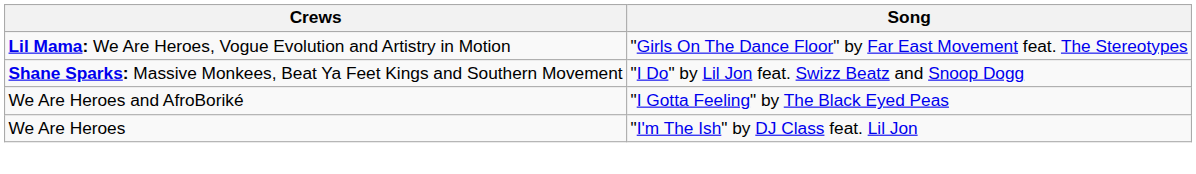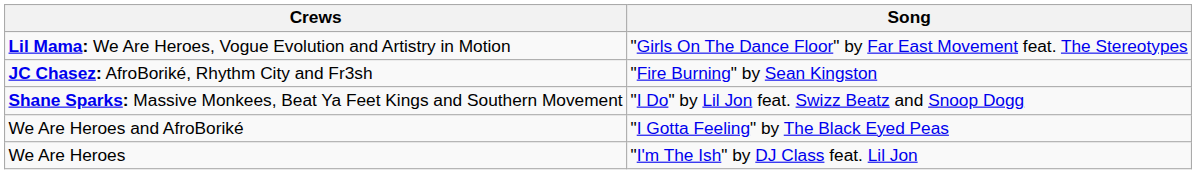+ row: (191, 73)
